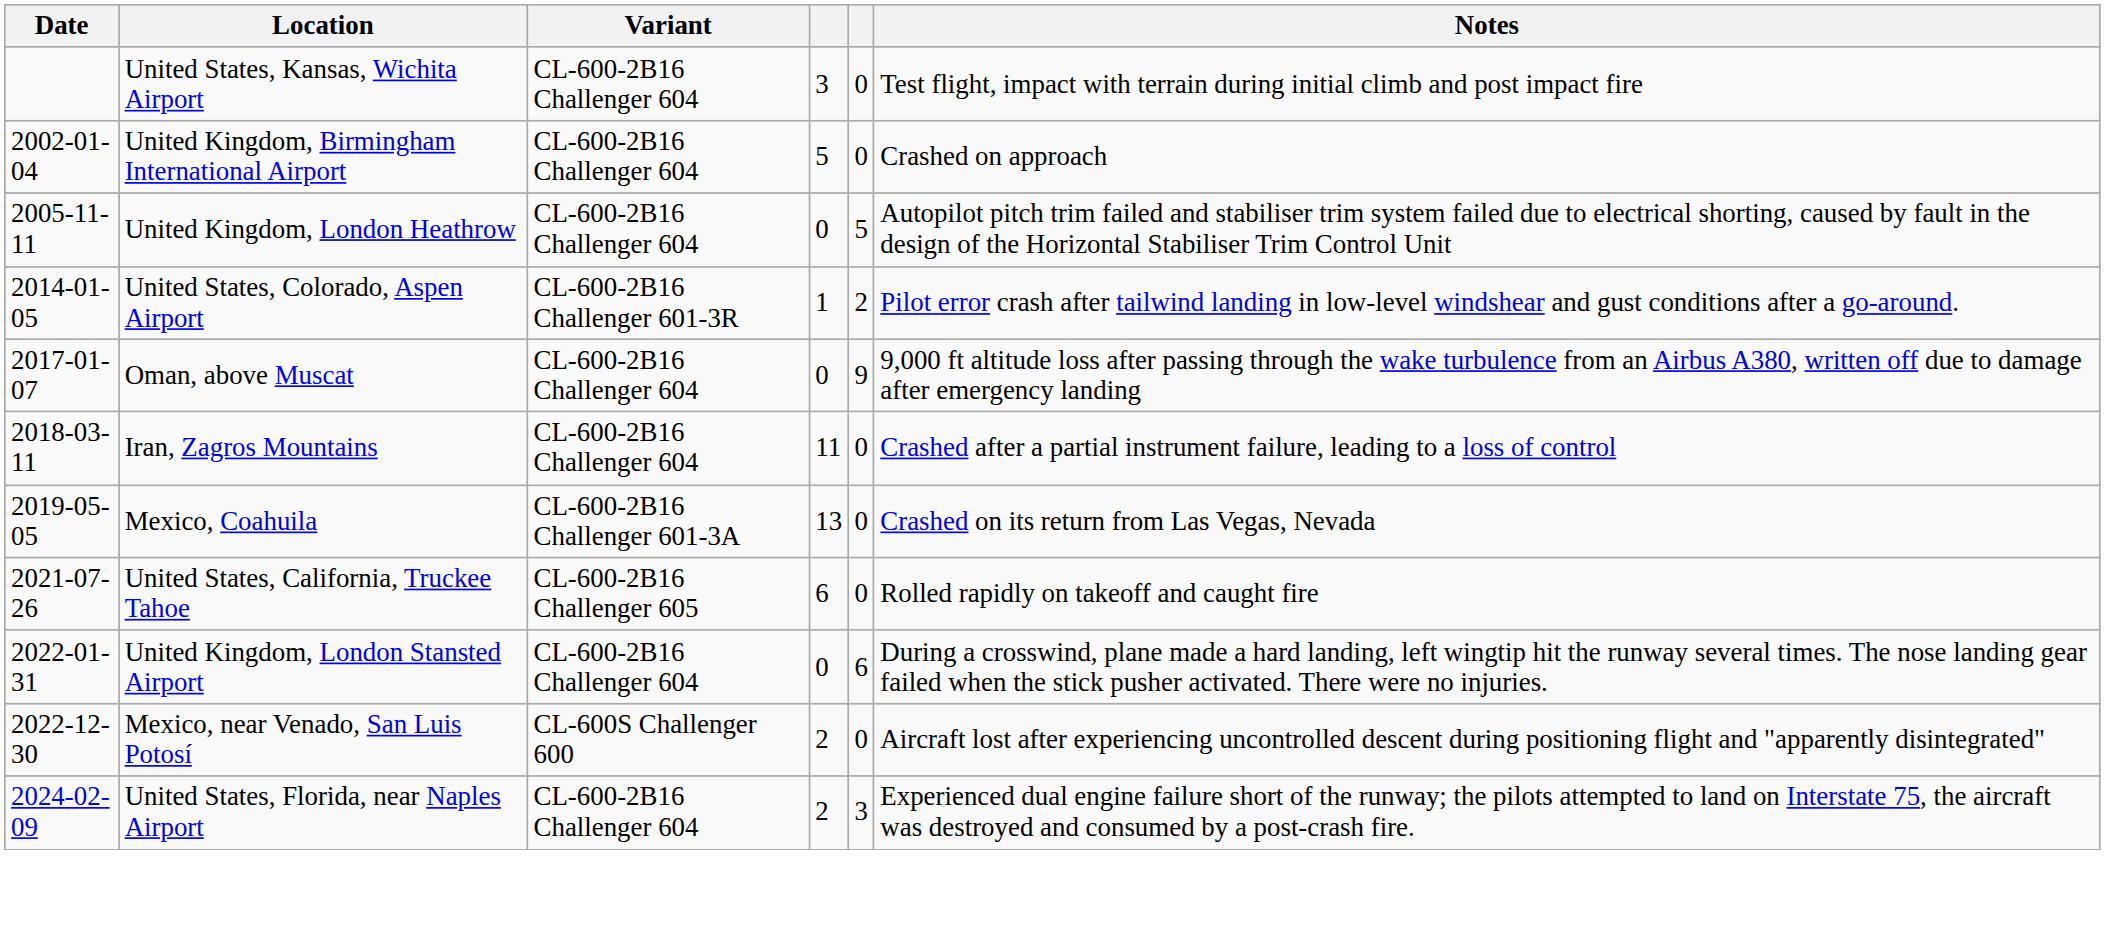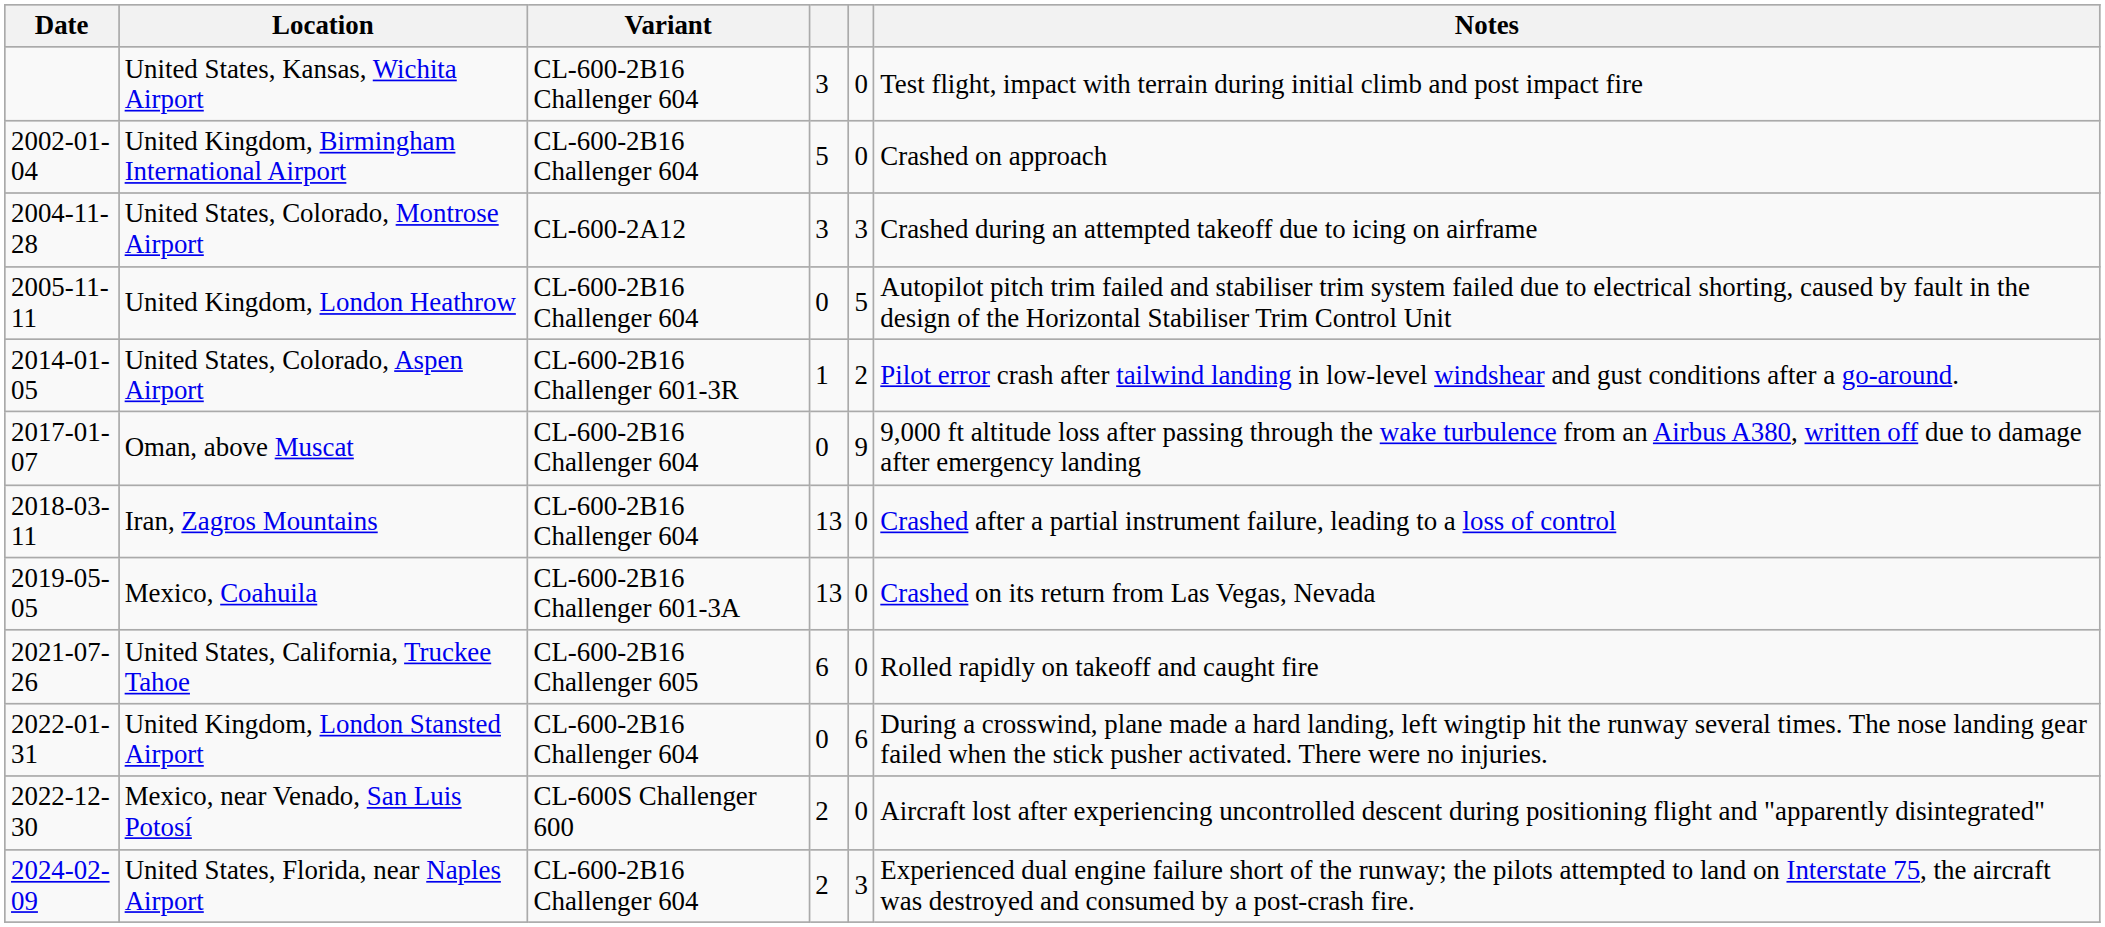+ row: (312, 229)
(828, 447) 11 -> (829, 520) 13
